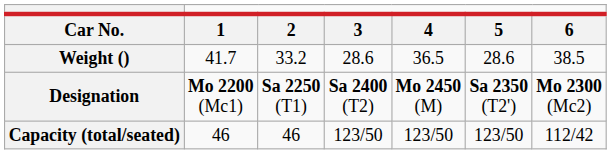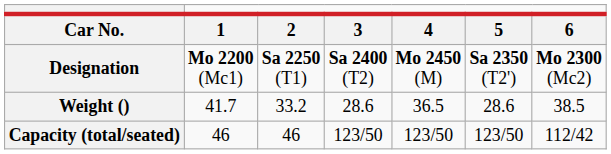rows swapped: (94, 96) <-> (94, 58)
